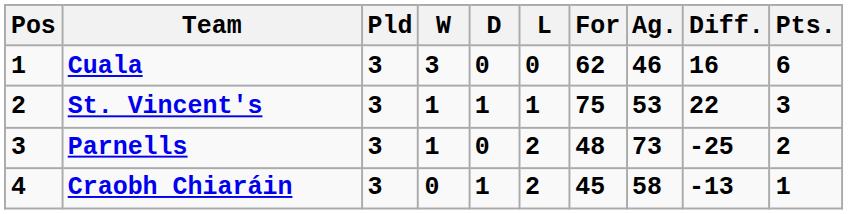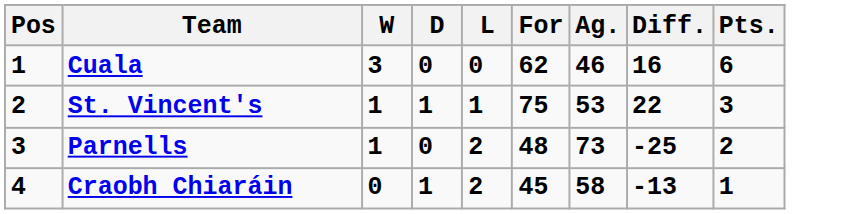- column: (390, 25)
